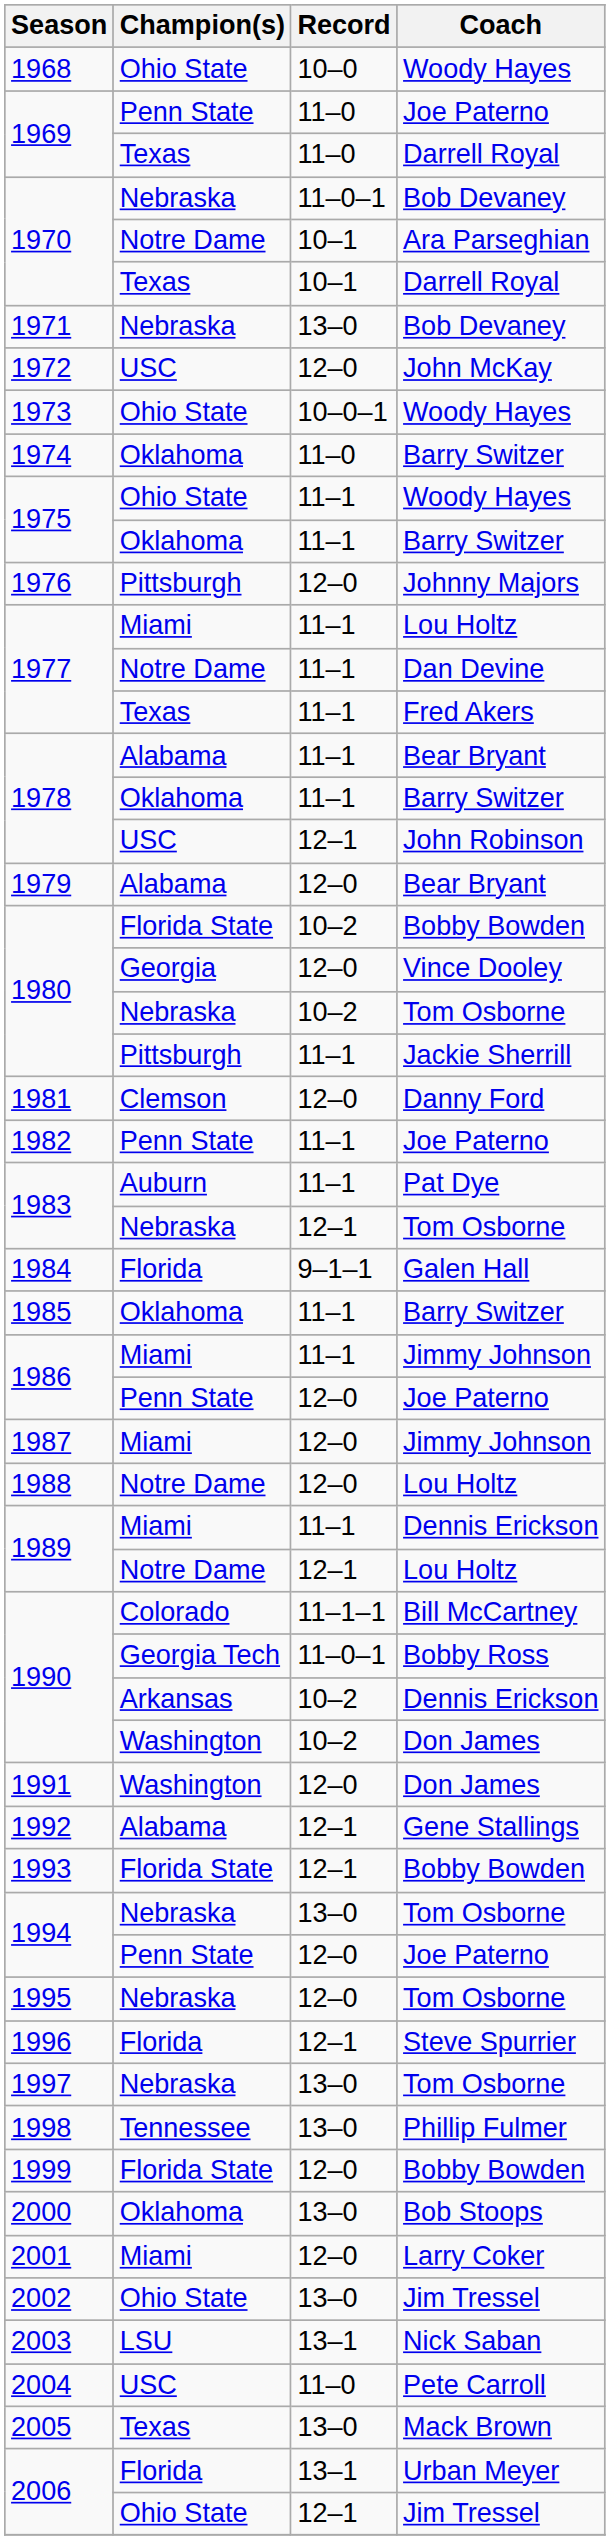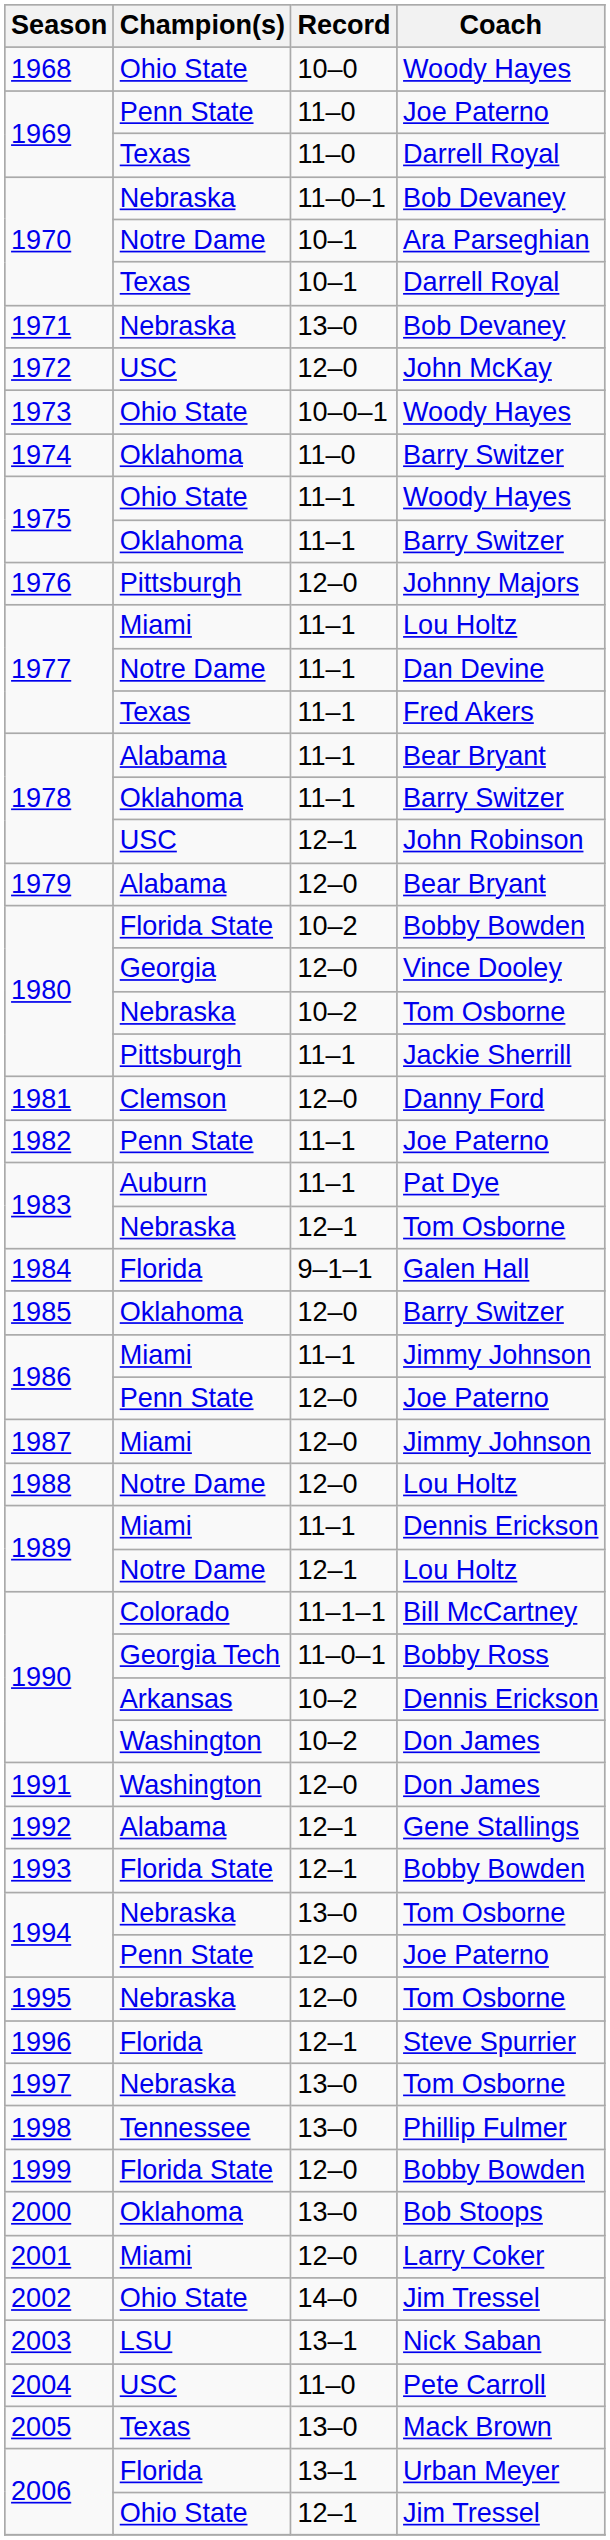(327, 1312) 11–1 -> (328, 1312) 12–0
(328, 2298) 13–0 -> (328, 2298) 14–0
